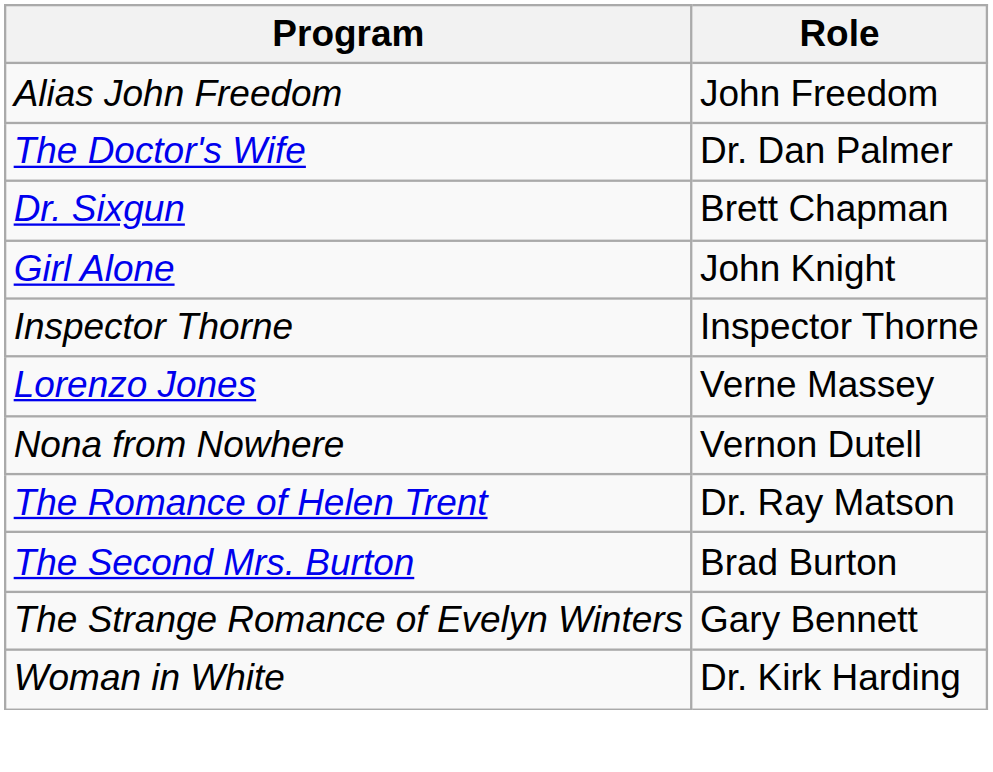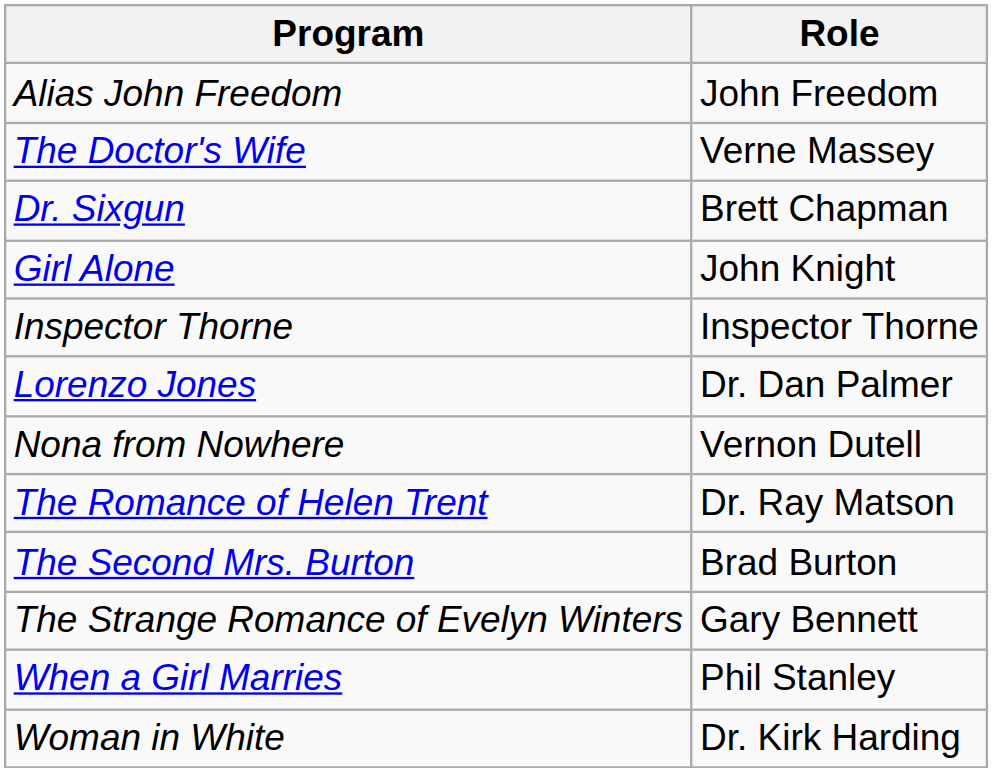(826, 151) Dr. Dan Palmer -> (817, 151) Verne Massey
(817, 385) Verne Massey -> (826, 385) Dr. Dan Palmer
+ row: (178, 678)
